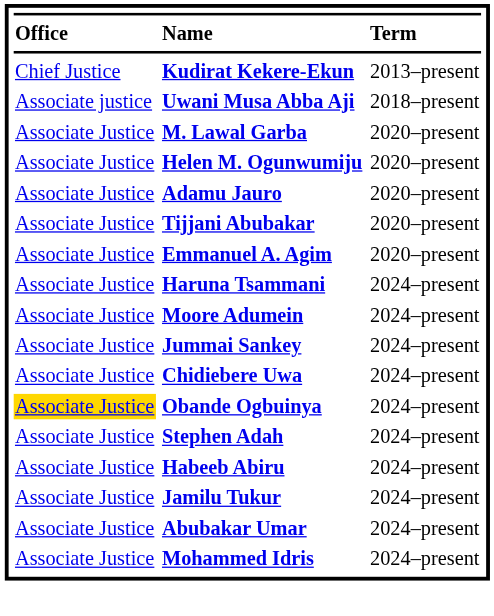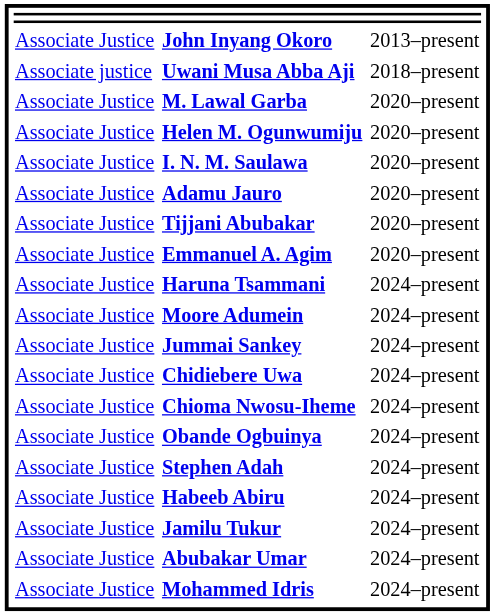- row: (187, 33)
- row: (258, 71)
+ row: (247, 40)
+ row: (235, 162)
+ row: (259, 406)
(85, 406) gold background -> (85, 436) no background
